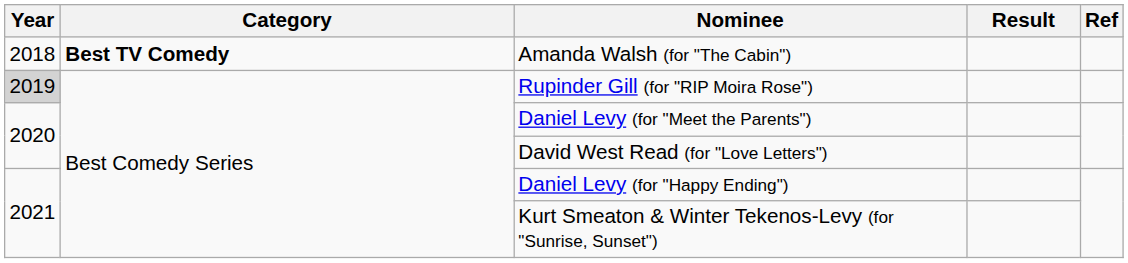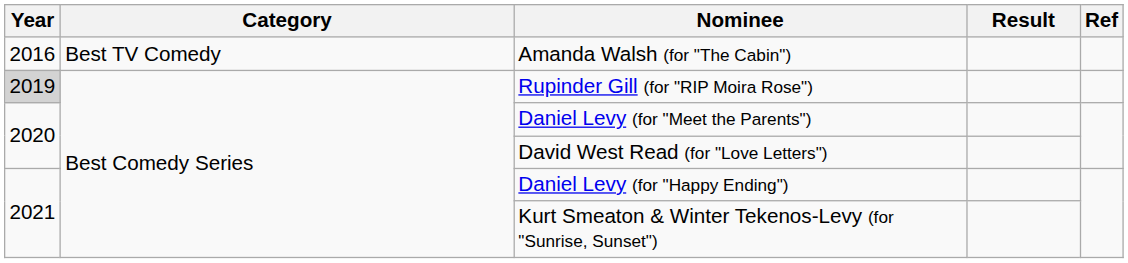(32, 53) 2018 -> (32, 53) 2016
(147, 53) bold -> (143, 53) normal
